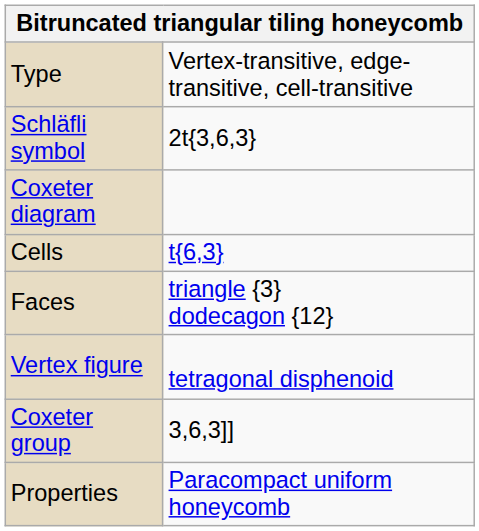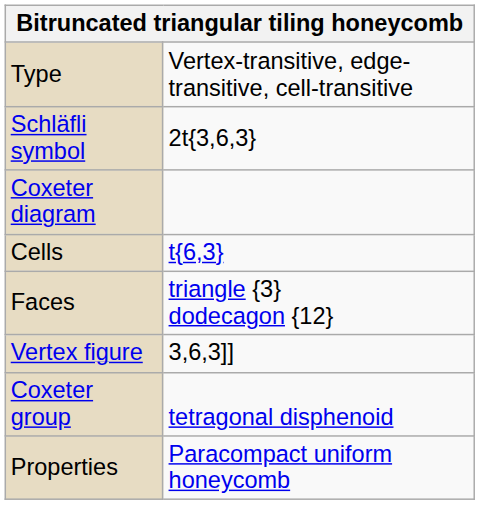(281, 379) tetragonal disphenoid -> (201, 353) 3,6,3]]
(201, 430) 3,6,3]] -> (281, 417) tetragonal disphenoid
